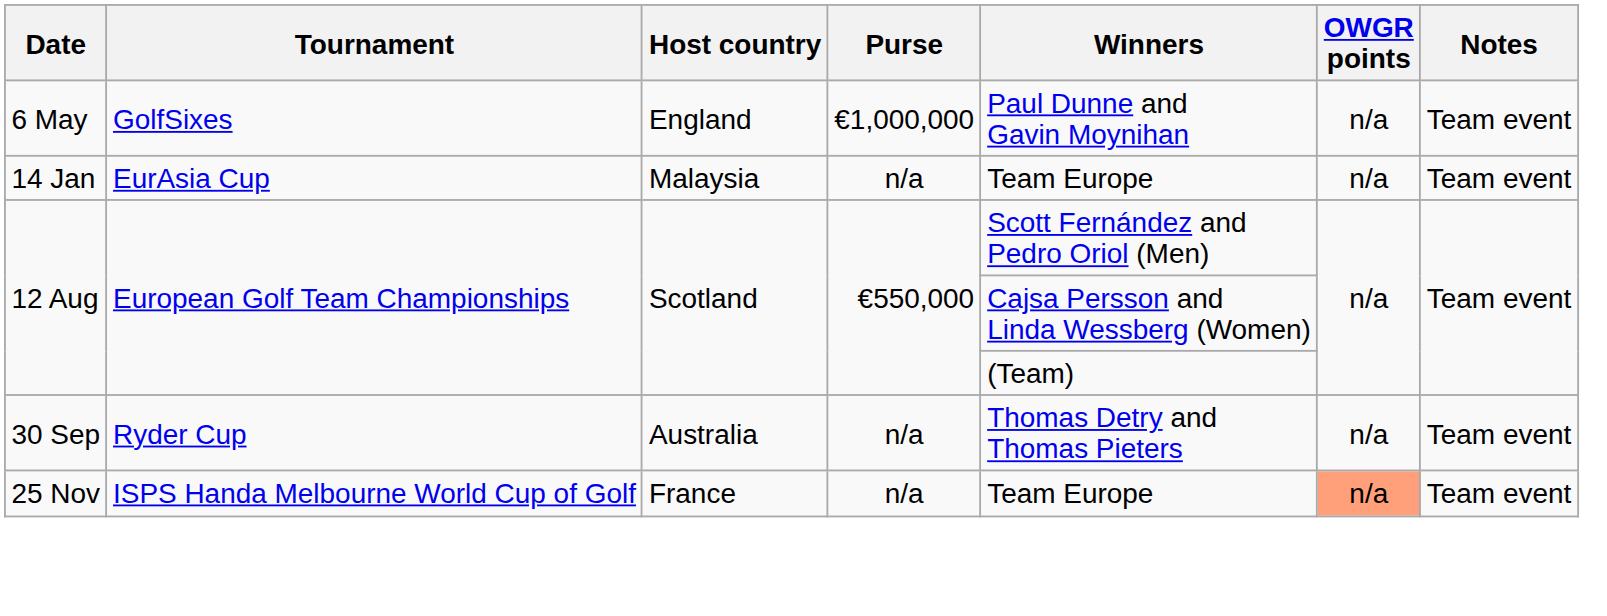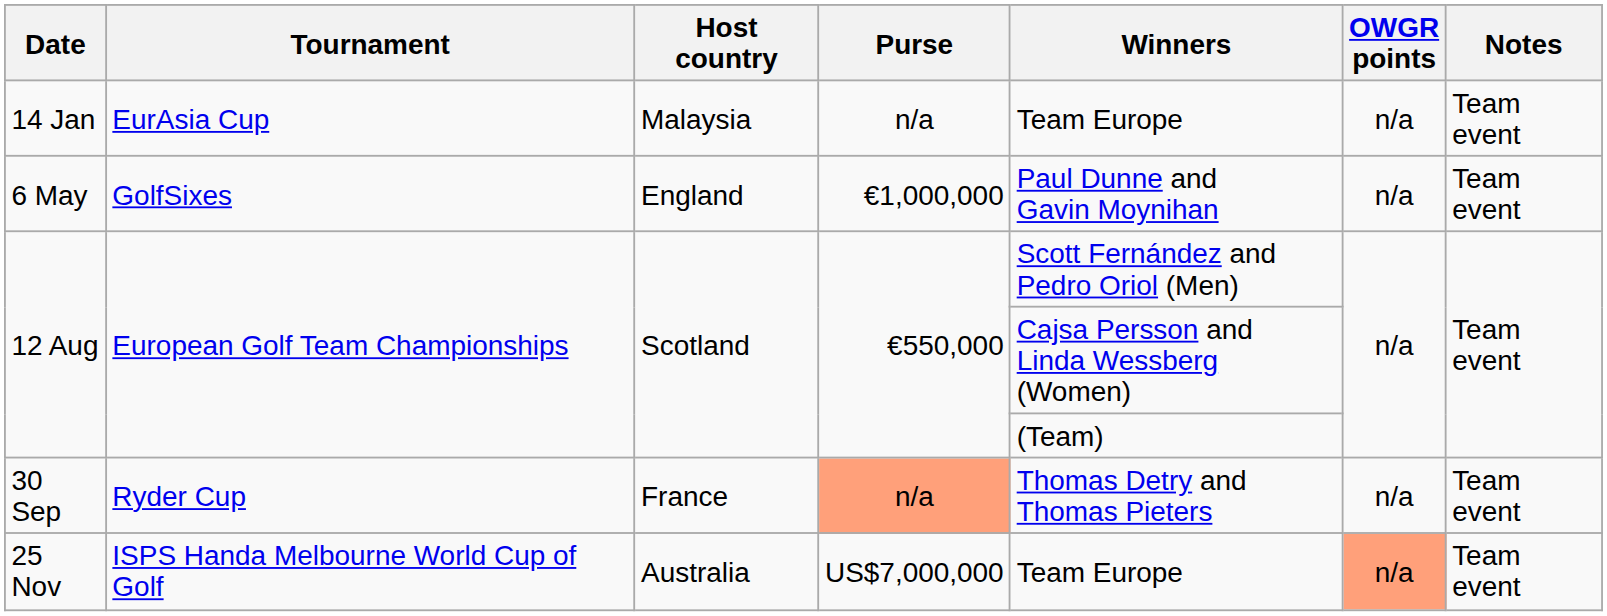rows swapped: (53, 178) <-> (49, 118)
(703, 434) Australia -> (685, 496) France
(904, 434) no background -> (914, 496) lightsalmon background
(692, 494) France -> (695, 572) Australia
(904, 494) n/a -> (914, 572) US$7,000,000
